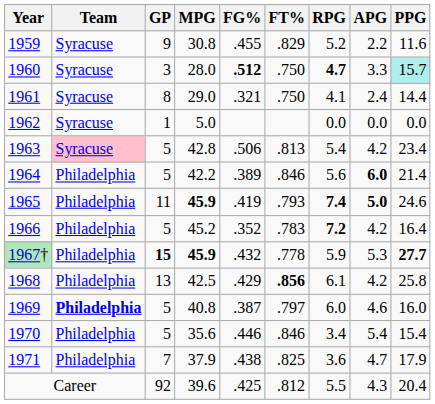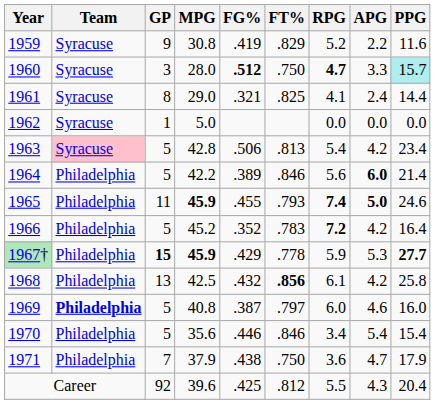(247, 44) .455 -> (247, 44) .419
(291, 96) .750 -> (291, 96) .825
(247, 202) .419 -> (247, 202) .455
(247, 254) .432 -> (247, 254) .429
(247, 281) .429 -> (247, 281) .432
(291, 359) .825 -> (291, 359) .750
